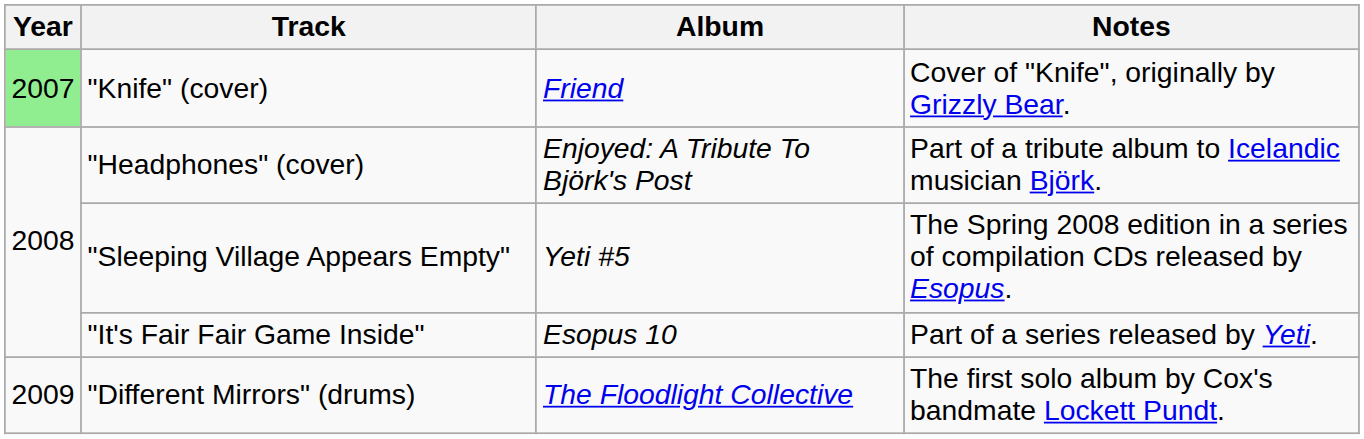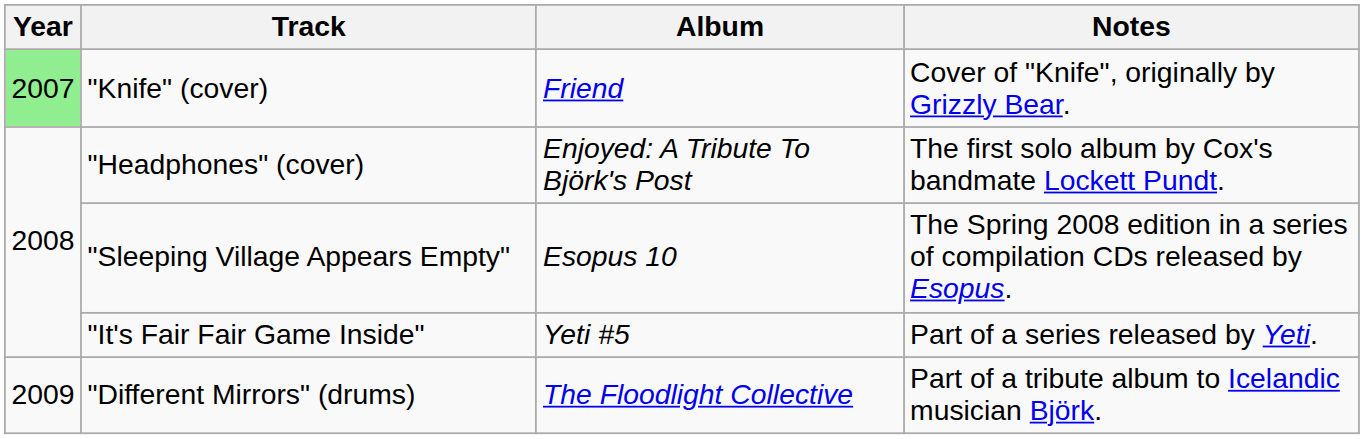(1125, 164) Part of a tribute album to Icelandic musician Björk. -> (1091, 164) The first solo album by Cox's bandmate Lockett Pundt.
(586, 257) Yeti #5 -> (610, 257) Esopus 10
(610, 334) Esopus 10 -> (586, 334) Yeti #5
(1091, 394) The first solo album by Cox's bandmate Lockett Pundt. -> (1125, 394) Part of a tribute album to Icelandic musician Björk.
